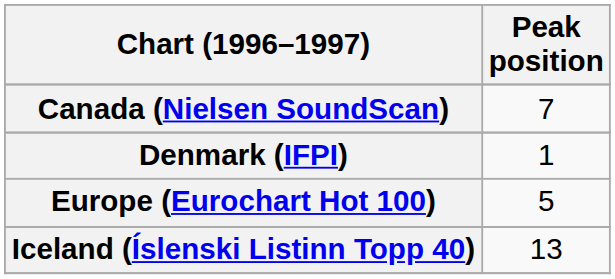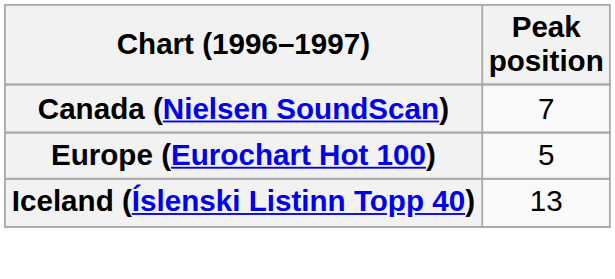- row: (243, 155)
